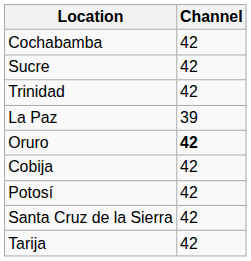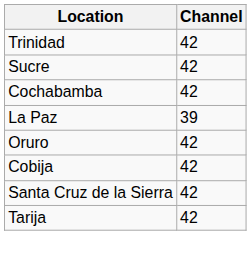rows swapped: (36, 92) <-> (55, 42)
(189, 142) bold -> (189, 142) normal
- row: (31, 192)
